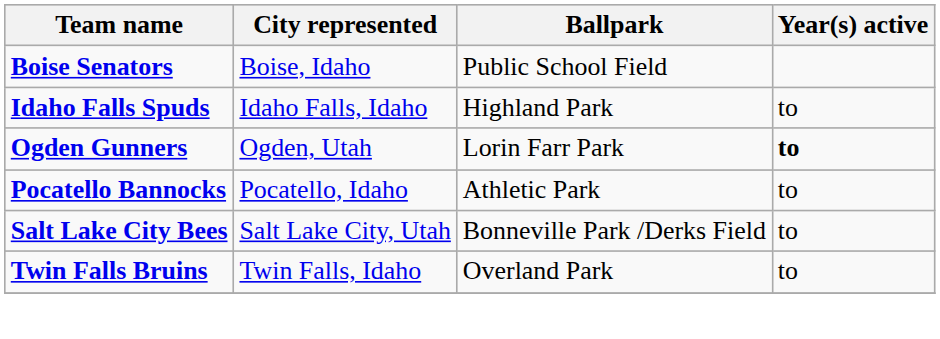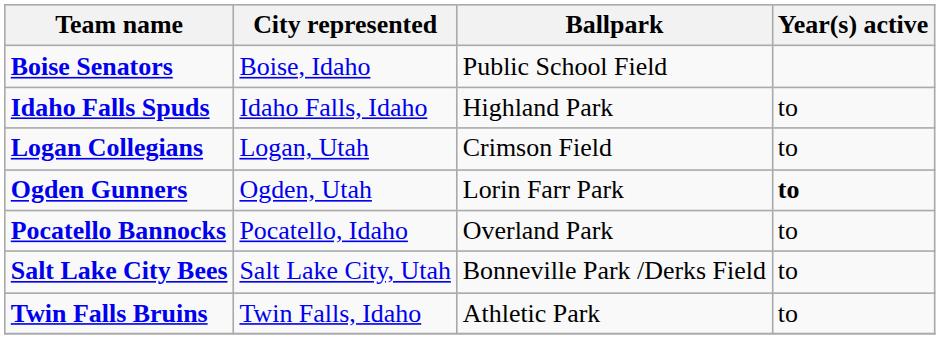+ row: (107, 148)
(532, 189) Athletic Park -> (538, 230) Overland Park
(538, 271) Overland Park -> (532, 312) Athletic Park
